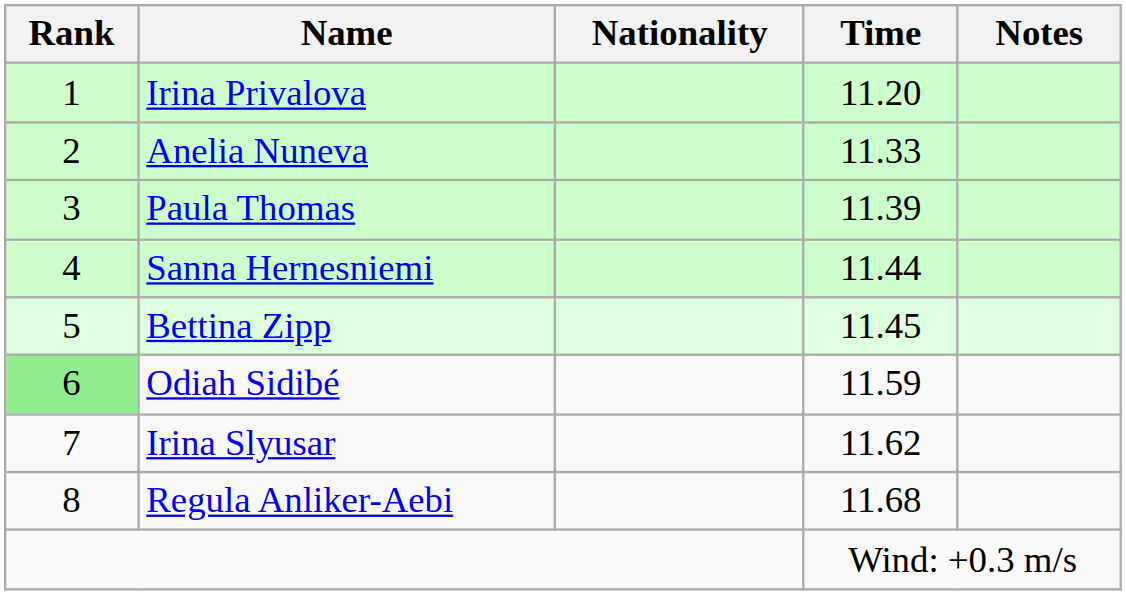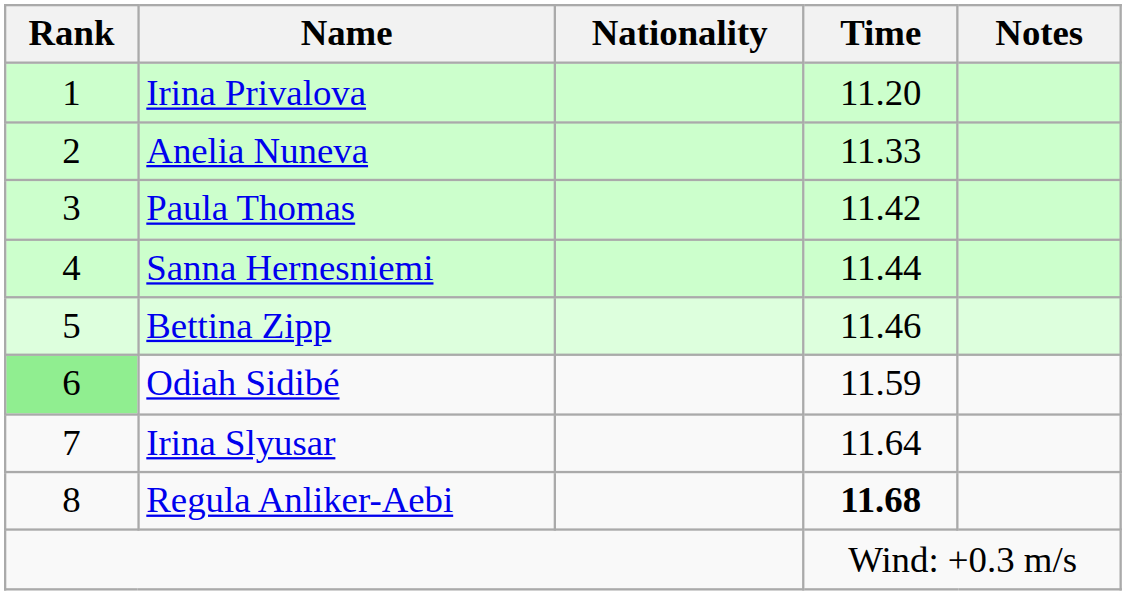(881, 208) 11.39 -> (881, 208) 11.42
(881, 325) 11.45 -> (881, 325) 11.46
(881, 442) 11.62 -> (881, 442) 11.64
(881, 500) normal -> (881, 500) bold
